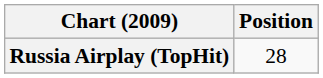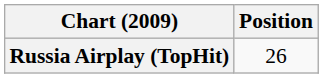(276, 55) 28 -> (276, 55) 26
